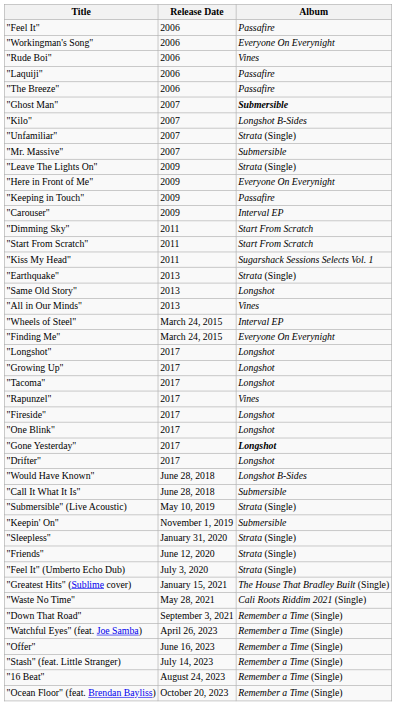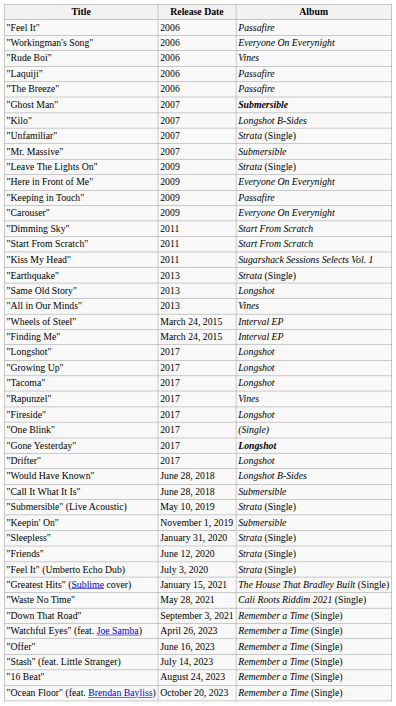(261, 213) Interval EP -> (286, 213) Everyone On Everynight
(286, 337) Everyone On Everynight -> (261, 337) Interval EP
(256, 430) Longshot -> (254, 430) (Single)
